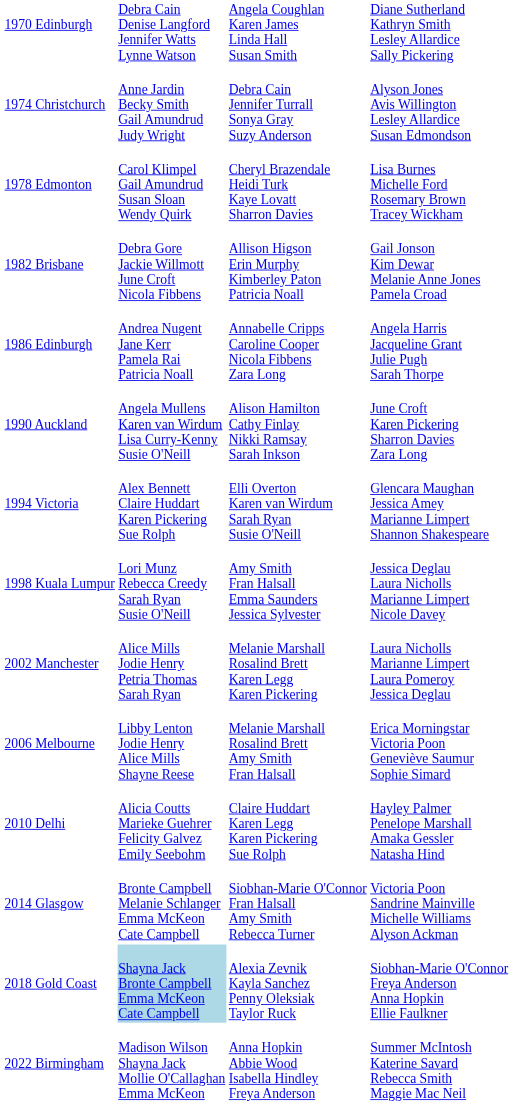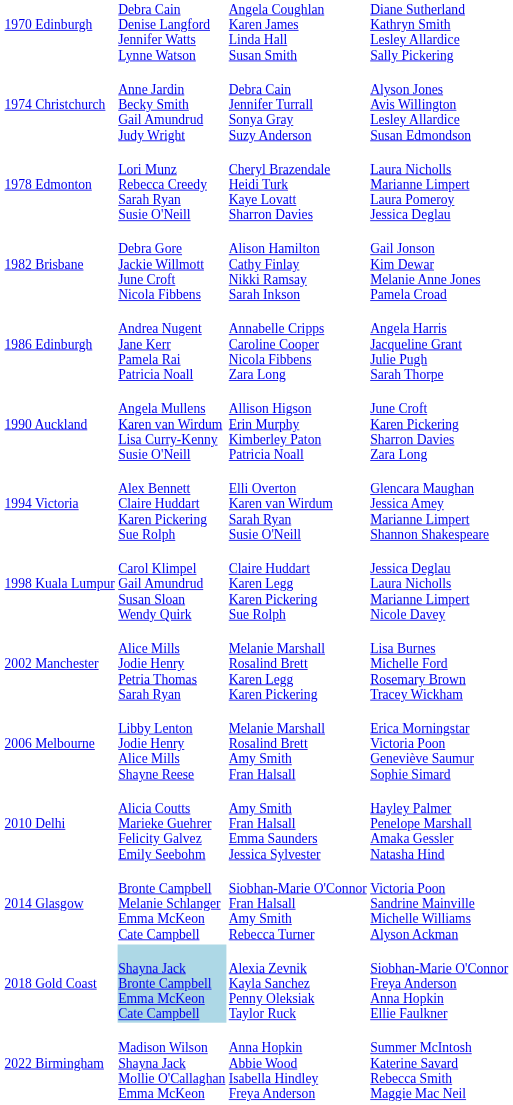(161, 192) Carol Klimpel Gail Amundrud Susan Sloan Wendy Quirk -> (163, 192) Lori Munz Rebecca Creedy Sarah Ryan Susie O'Neill
(418, 192) Lisa Burnes Michelle Ford Rosemary Brown Tracey Wickham -> (420, 192) Laura Nicholls Marianne Limpert Laura Pomeroy Jessica Deglau
(275, 272) Allison Higson Erin Murphy Kimberley Paton Patricia Noall -> (274, 272) Alison Hamilton Cathy Finlay Nikki Ramsay Sarah Inkson
(274, 432) Alison Hamilton Cathy Finlay Nikki Ramsay Sarah Inkson -> (275, 432) Allison Higson Erin Murphy Kimberley Paton Patricia Noall
(163, 591) Lori Munz Rebecca Creedy Sarah Ryan Susie O'Neill -> (161, 591) Carol Klimpel Gail Amundrud Susan Sloan Wendy Quirk
(275, 591) Amy Smith Fran Halsall Emma Saunders Jessica Sylvester -> (273, 591) Claire Huddart Karen Legg Karen Pickering Sue Rolph
(420, 671) Laura Nicholls Marianne Limpert Laura Pomeroy Jessica Deglau -> (418, 671) Lisa Burnes Michelle Ford Rosemary Brown Tracey Wickham
(273, 831) Claire Huddart Karen Legg Karen Pickering Sue Rolph -> (275, 831) Amy Smith Fran Halsall Emma Saunders Jessica Sylvester
